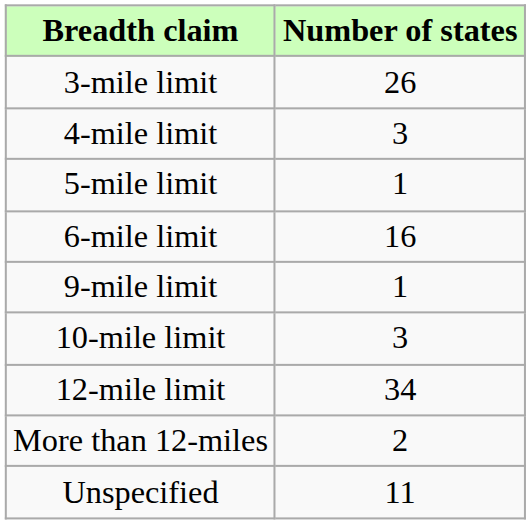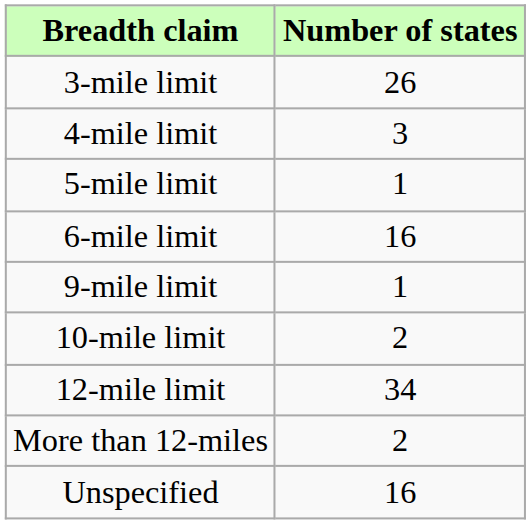(400, 337) 3 -> (400, 337) 2
(400, 491) 11 -> (400, 491) 16
